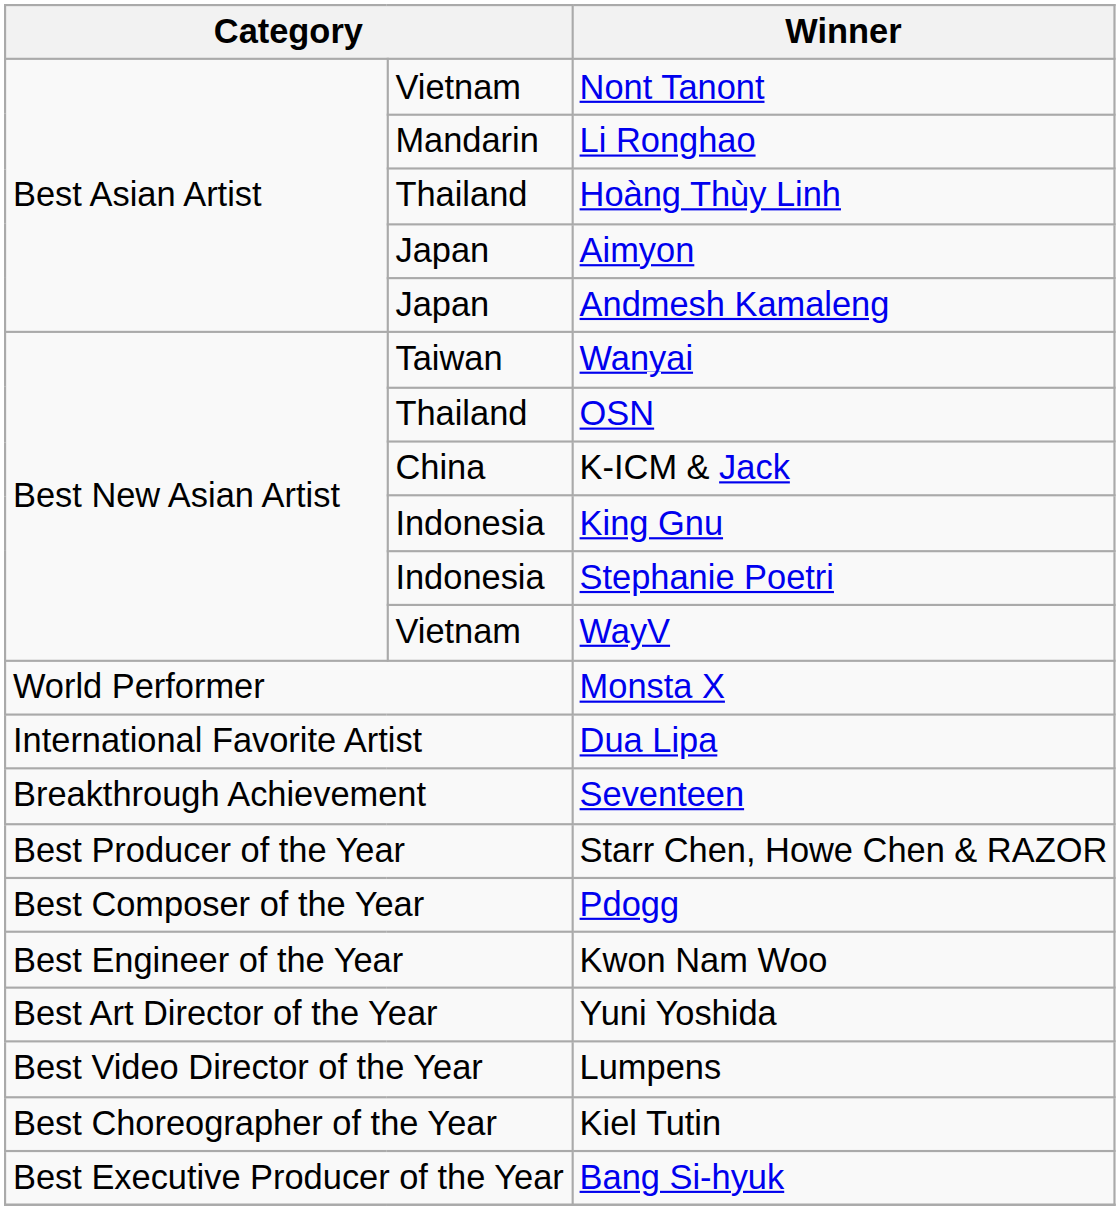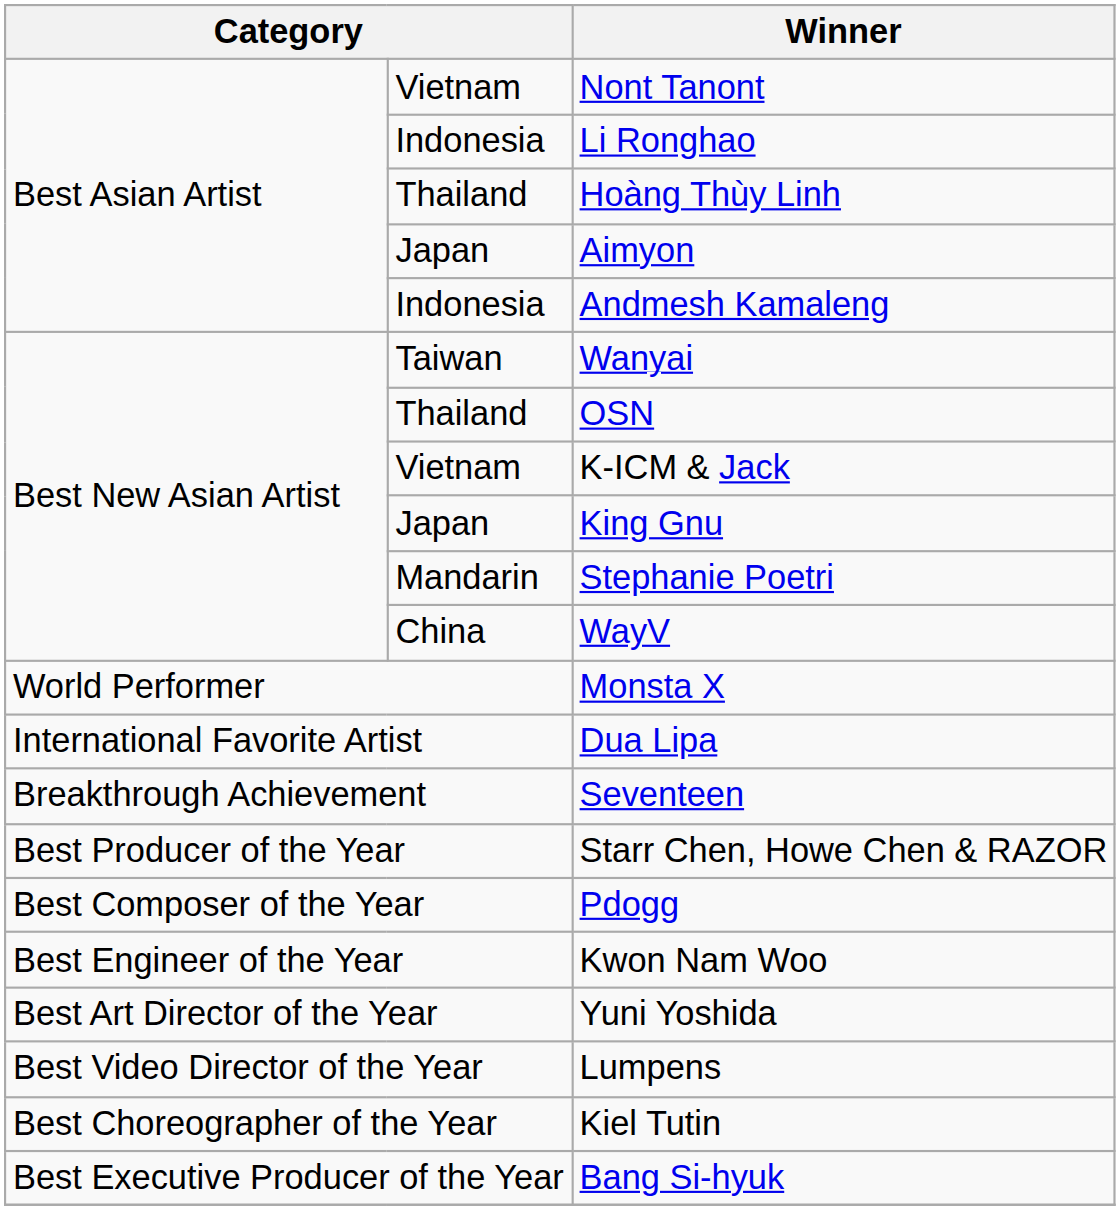(467, 140) Mandarin -> (470, 140) Indonesia
(442, 304) Japan -> (470, 304) Indonesia
(440, 468) China -> (458, 468) Vietnam
(470, 522) Indonesia -> (442, 522) Japan
(470, 577) Indonesia -> (467, 577) Mandarin
(458, 631) Vietnam -> (440, 631) China
